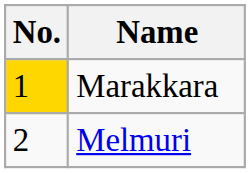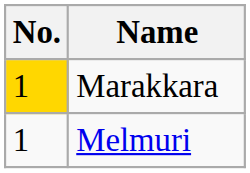(21, 140) 2 -> (21, 140) 1
